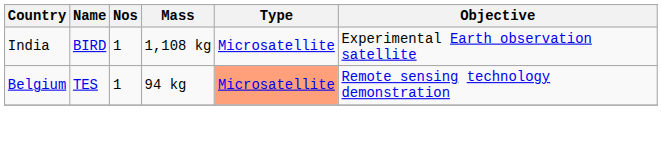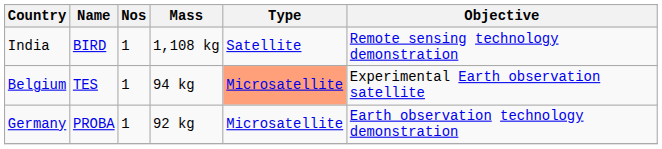(276, 47) Microsatellite -> (264, 47) Satellite
(467, 47) Experimental Earth observation satellite -> (454, 47) Remote sensing technology demonstration
(446, 85) Remote sensing technology demonstration -> (475, 85) Experimental Earth observation satellite
+ row: (37, 124)
